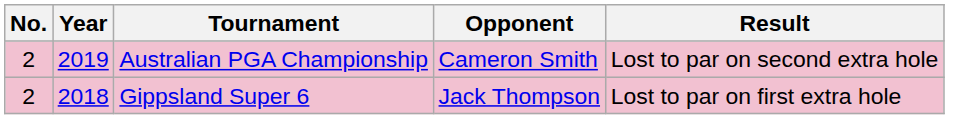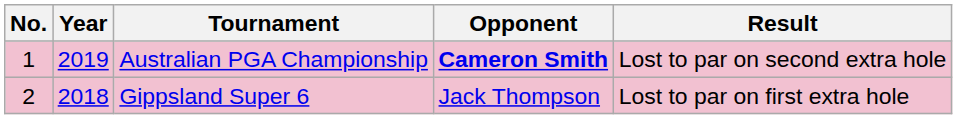(29, 59) 2 -> (29, 59) 1
(518, 59) normal -> (523, 59) bold
